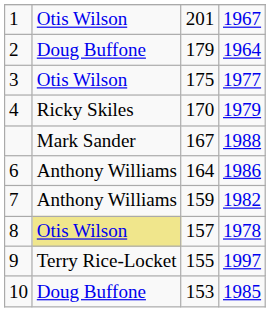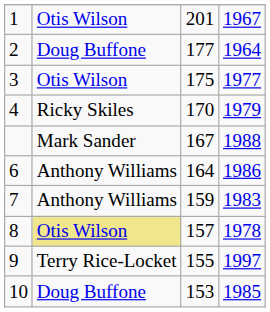(200, 49) 179 -> (200, 49) 177
(242, 200) 1982 -> (242, 200) 1983
